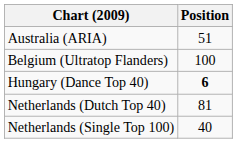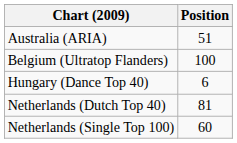(205, 82) bold -> (205, 82) normal
(205, 127) 40 -> (205, 127) 60
